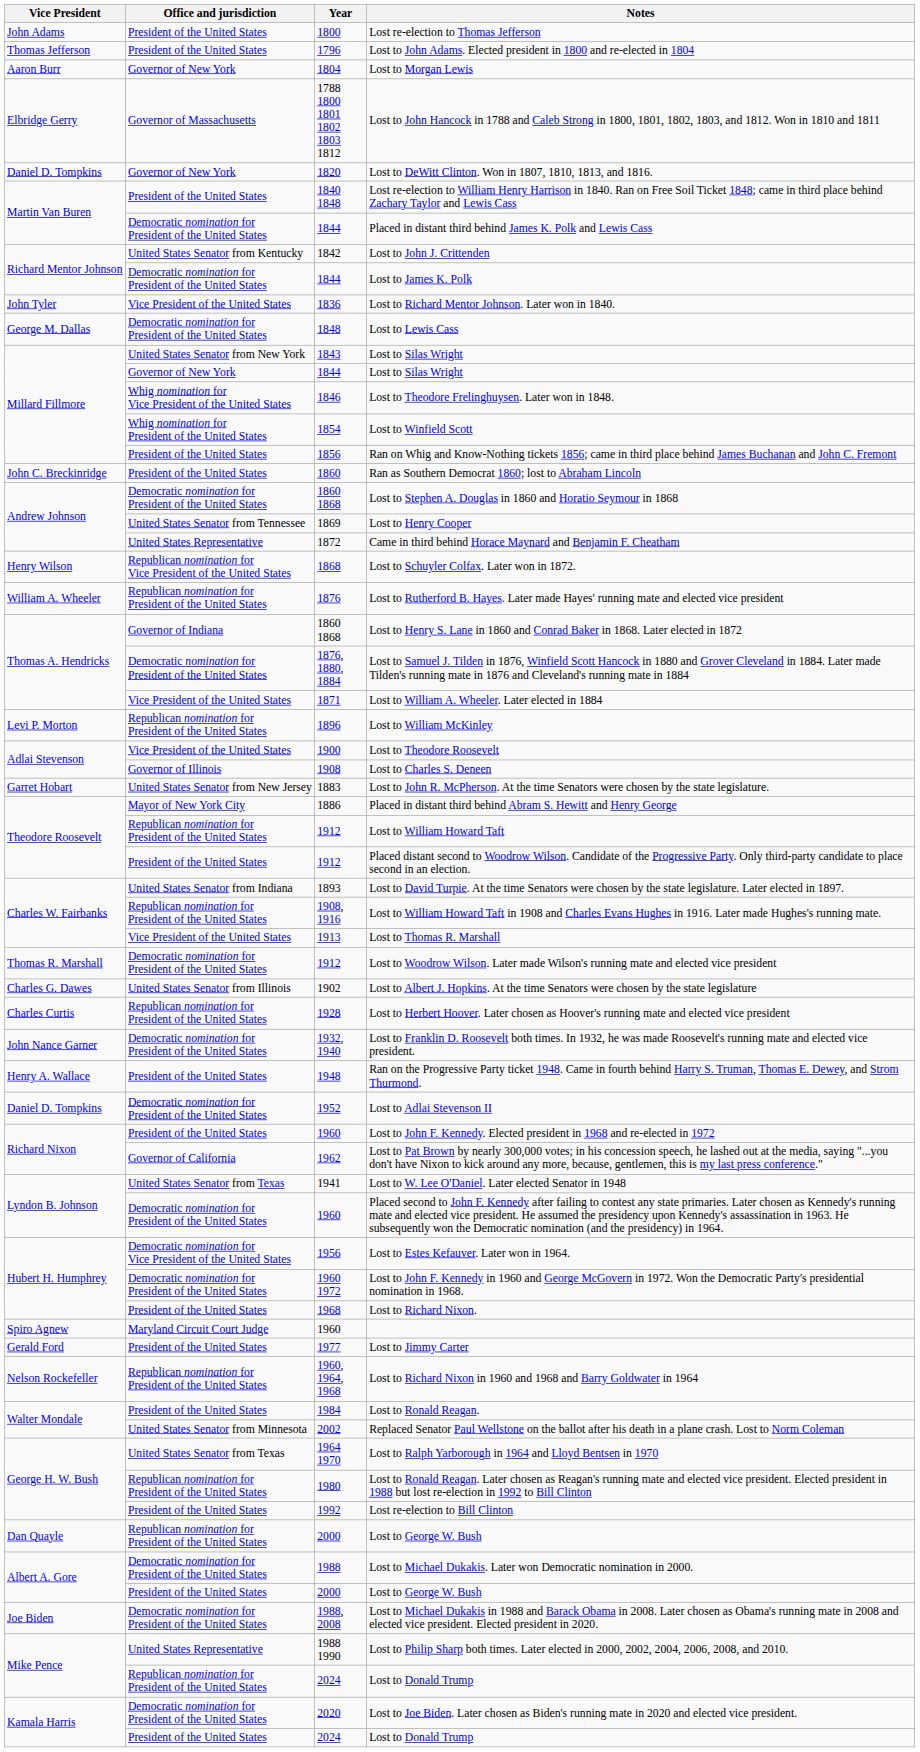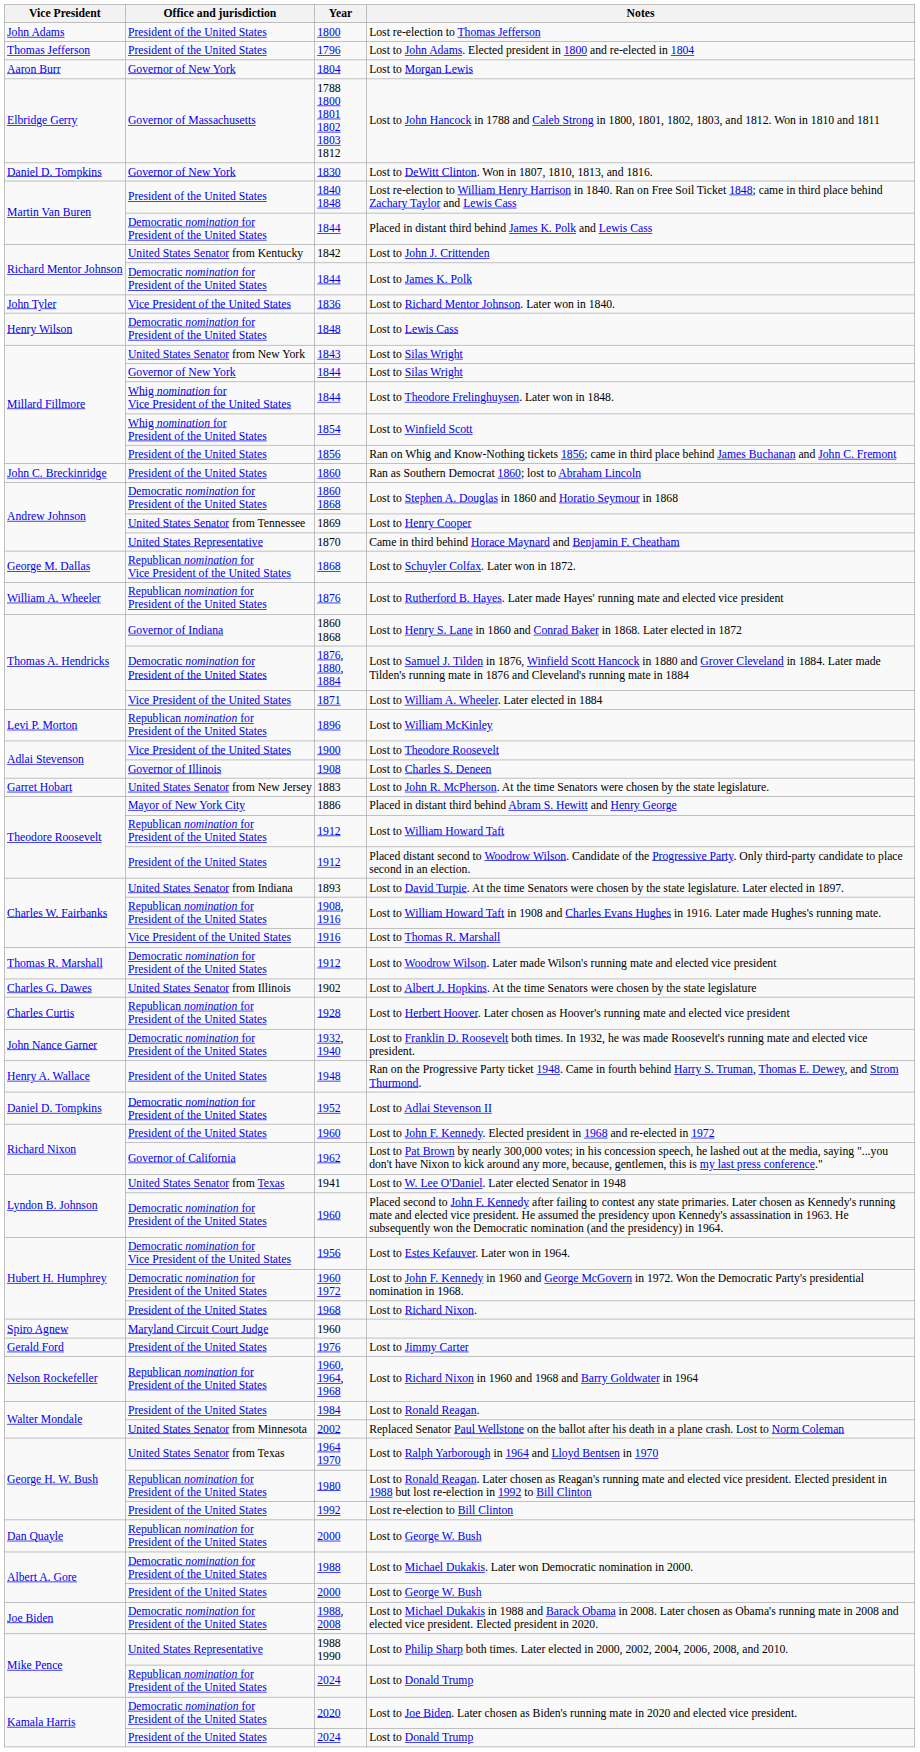(329, 172) 1820 -> (329, 172) 1830
(49, 329) George M. Dallas -> (40, 329) Henry Wilson
(329, 397) 1846 -> (329, 397) 1844
(329, 541) 1872 -> (329, 541) 1870
(40, 567) Henry Wilson -> (49, 567) George M. Dallas
(329, 938) 1913 -> (329, 938) 1916
(329, 1347) 1977 -> (329, 1347) 1976
